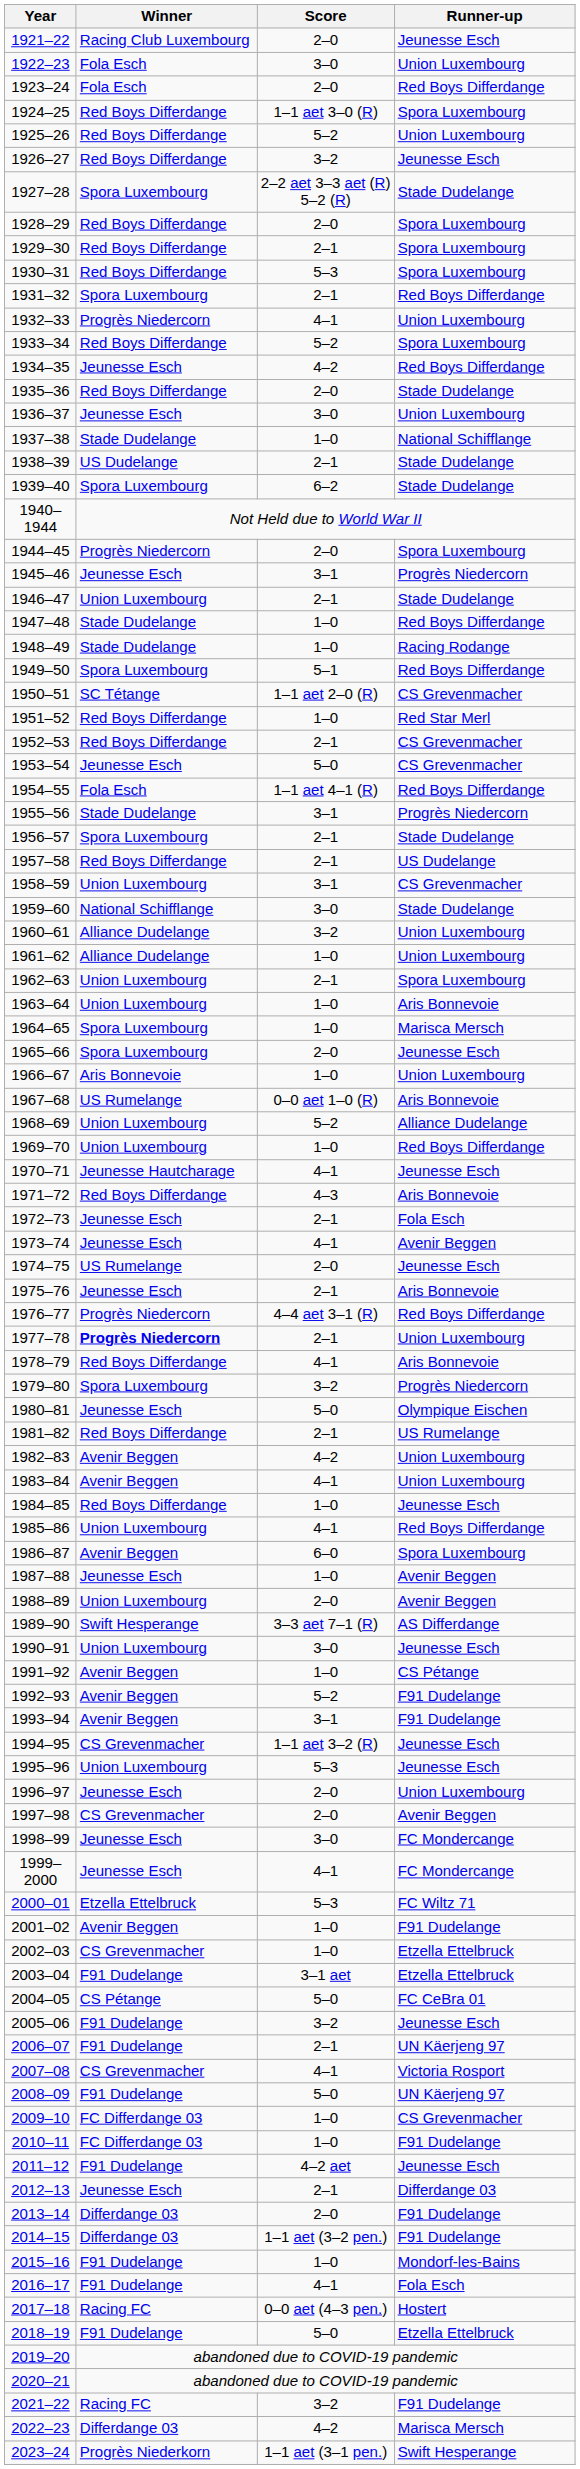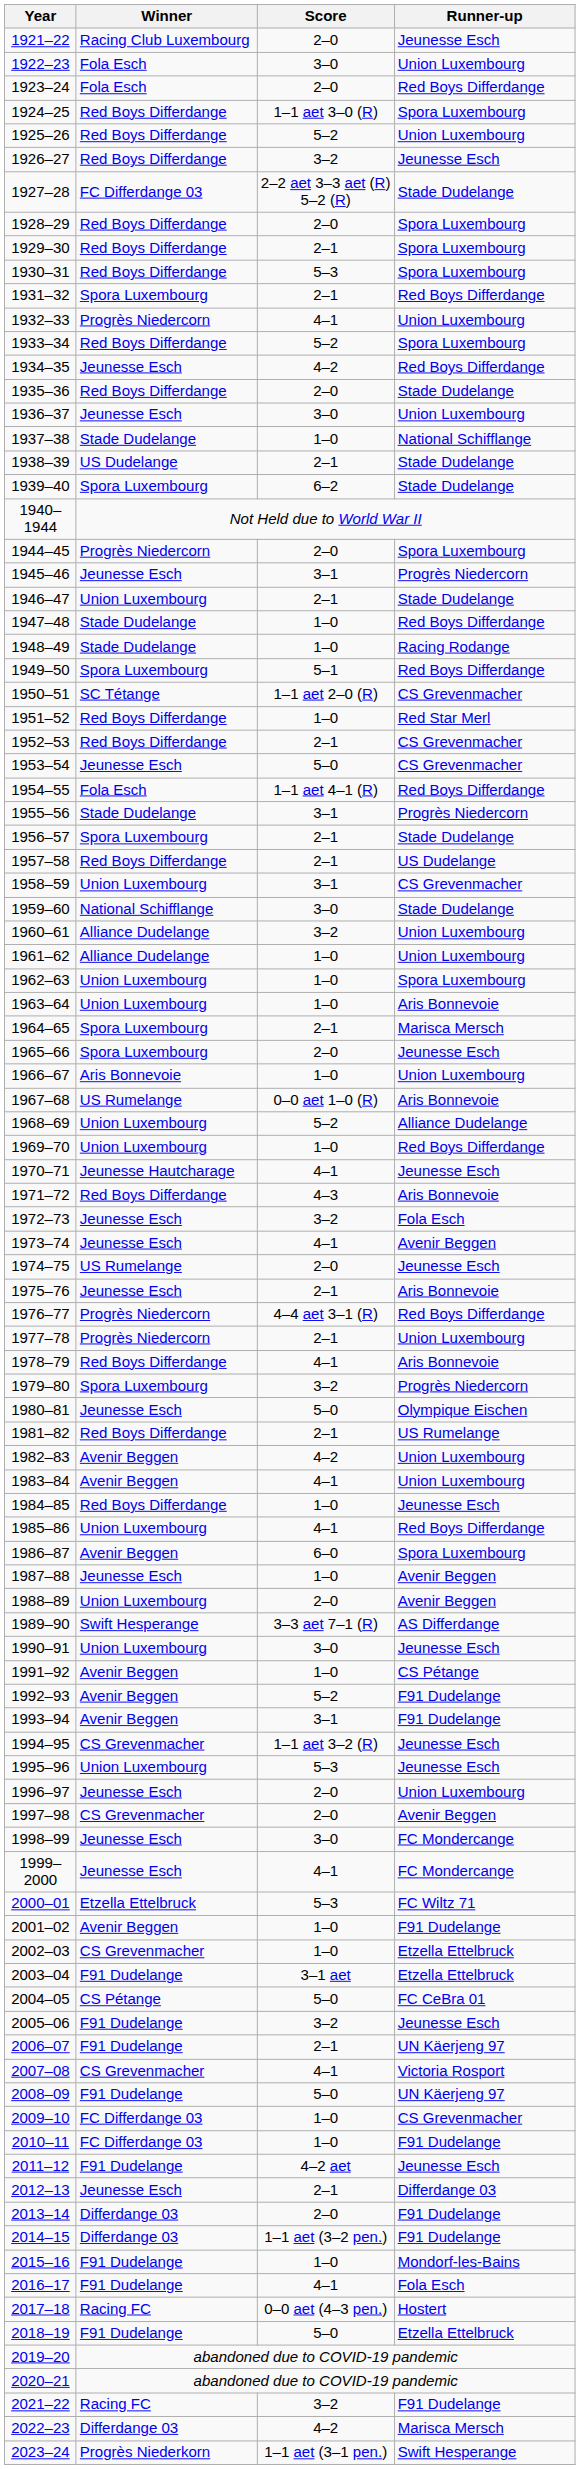(144, 191) Spora Luxembourg -> (141, 191) FC Differdange 03
(326, 980) 2–1 -> (326, 980) 1–0
(326, 1028) 1–0 -> (326, 1028) 2–1
(326, 1219) 2–1 -> (326, 1219) 3–2
(150, 1338) bold -> (145, 1338) normal
